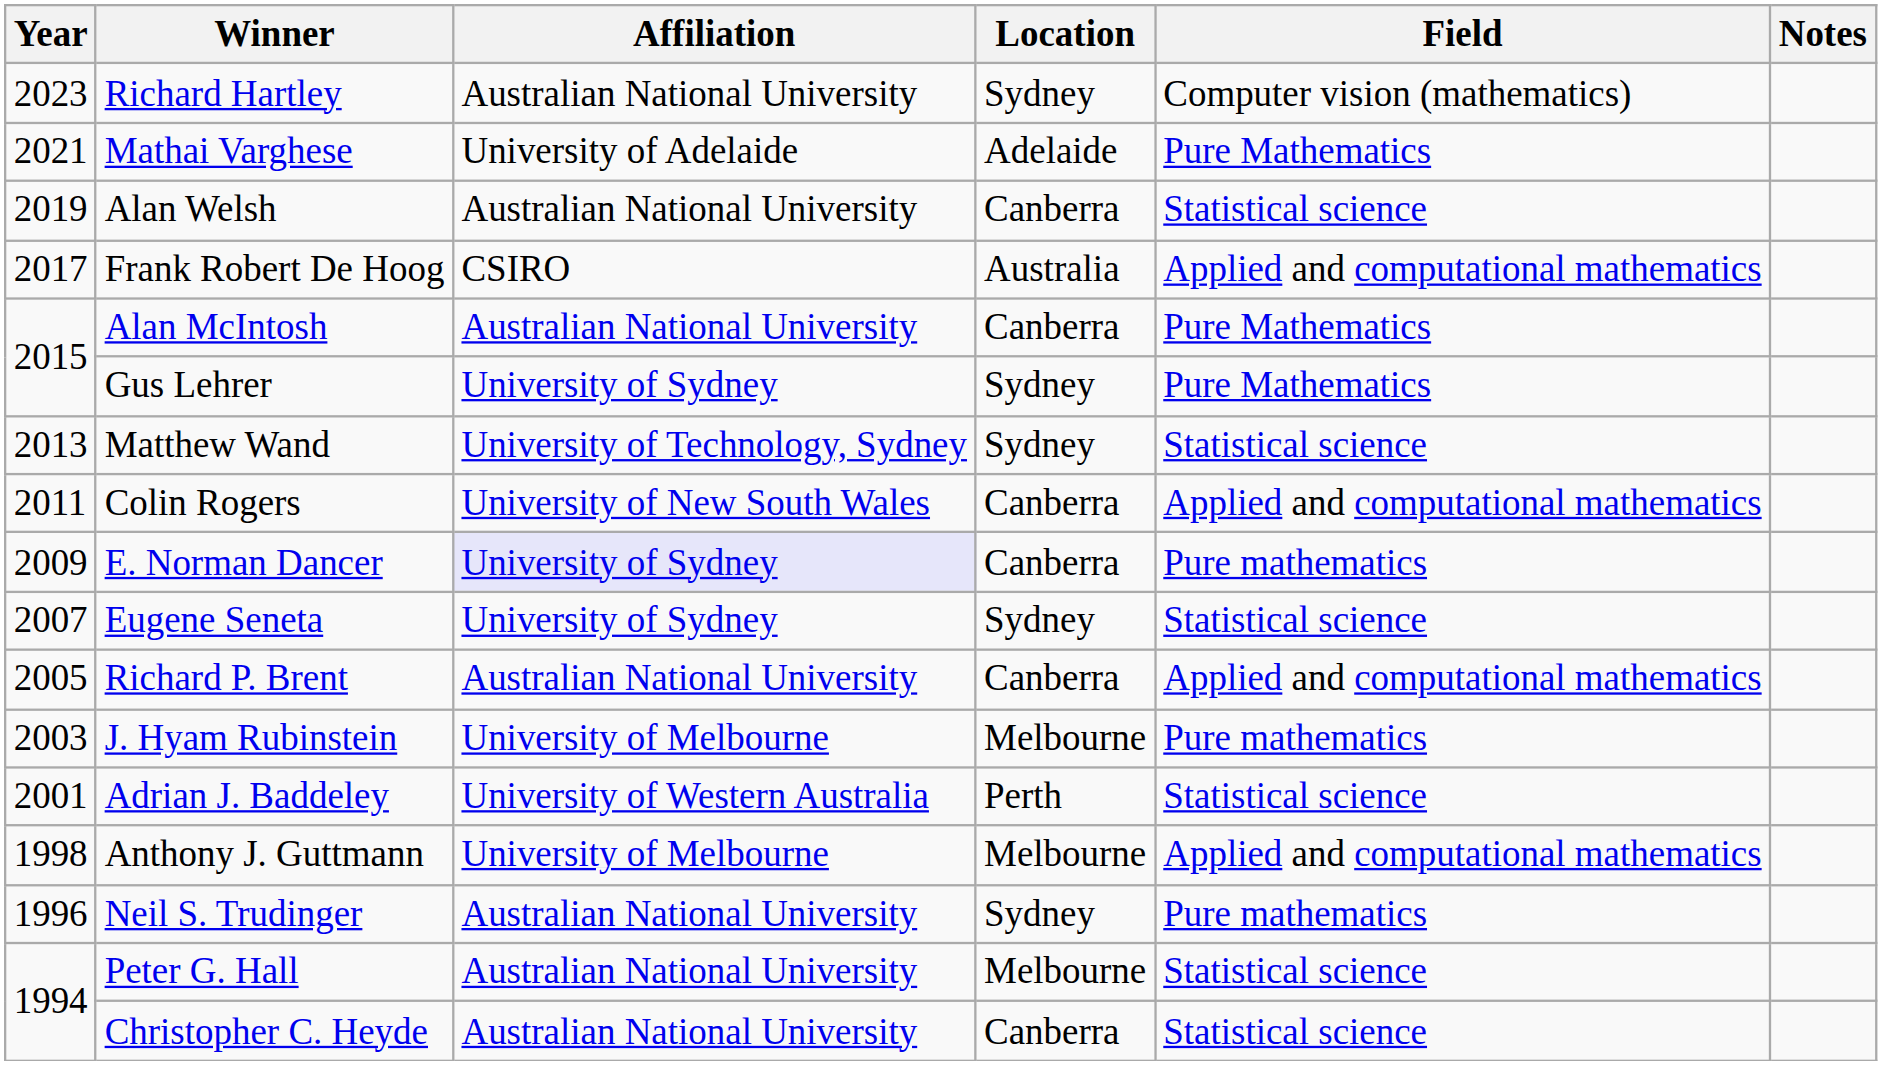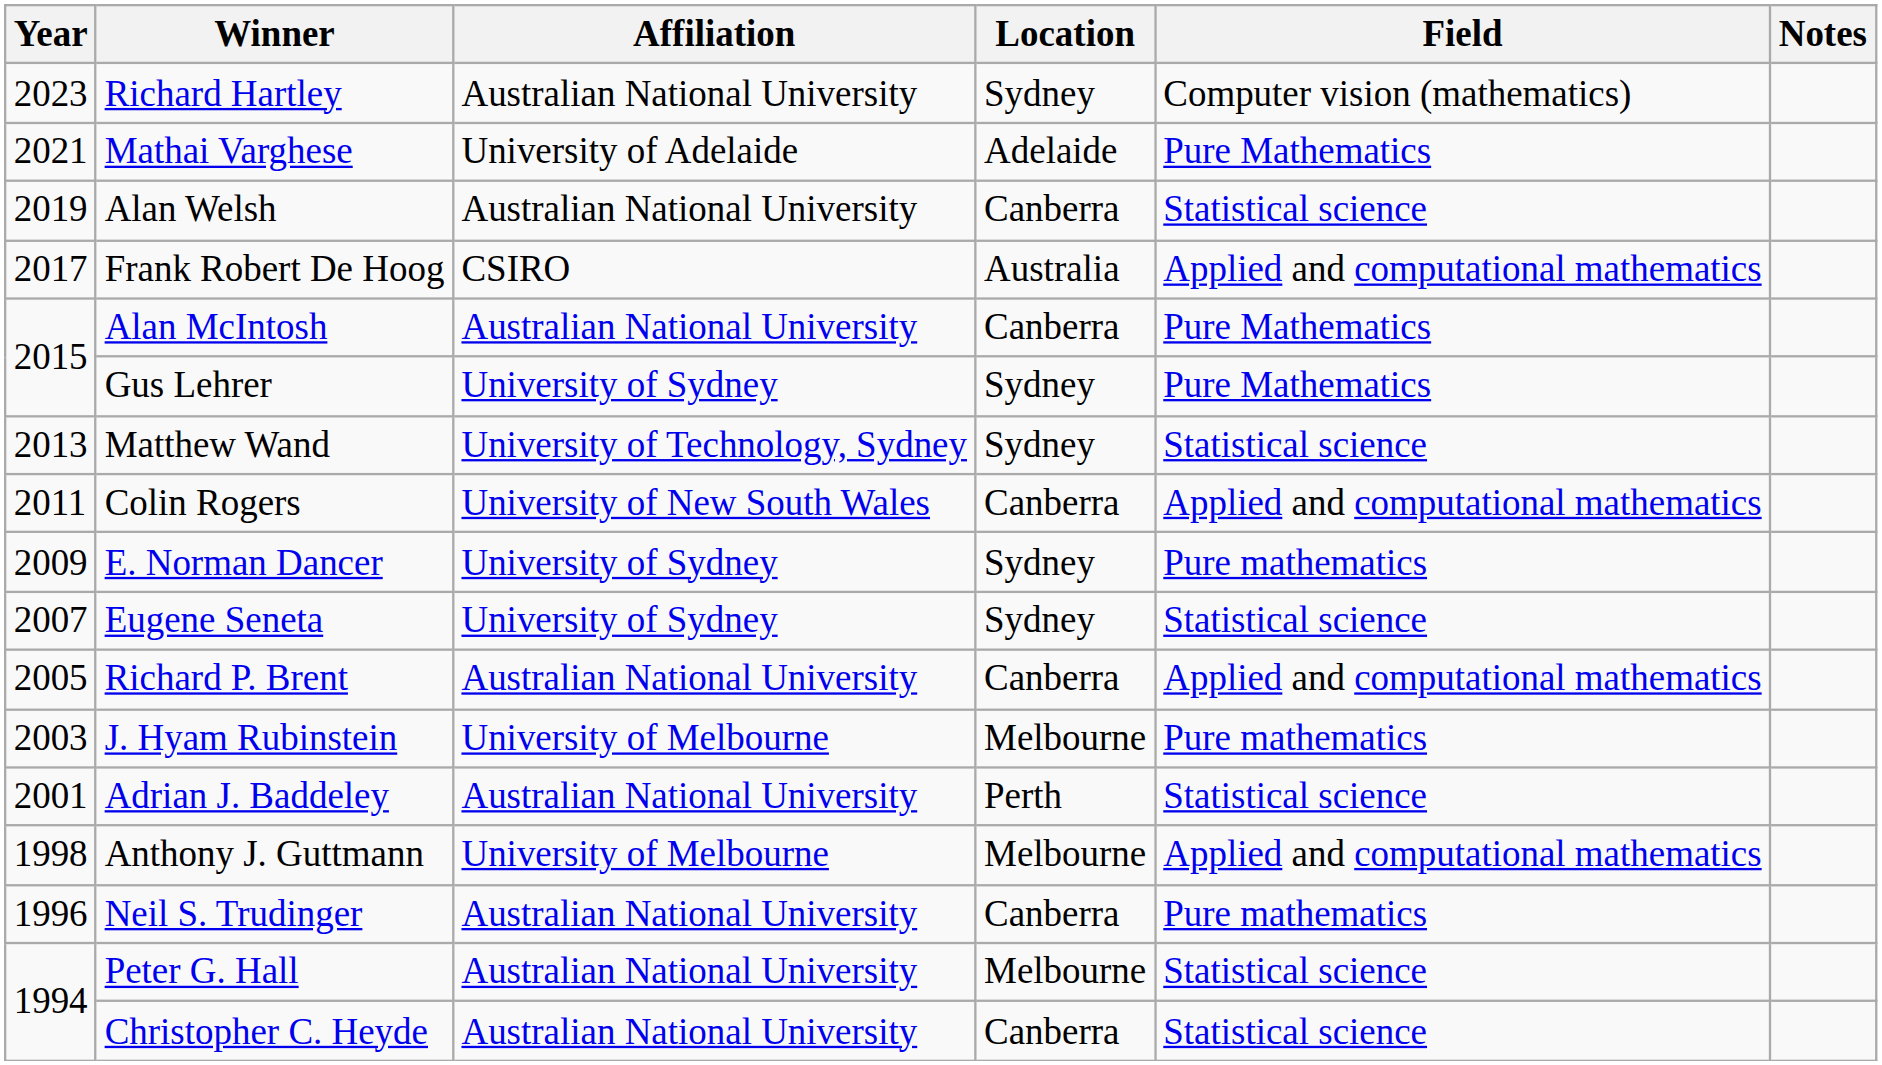(620, 561) lavender background -> (620, 561) no background
(1052, 561) Canberra -> (1039, 561) Sydney
(695, 795) University of Western Australia -> (689, 795) Australian National University
(1039, 913) Sydney -> (1052, 913) Canberra
